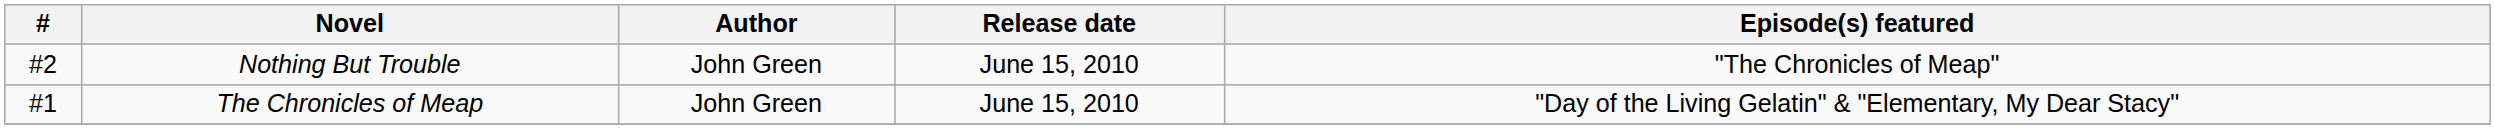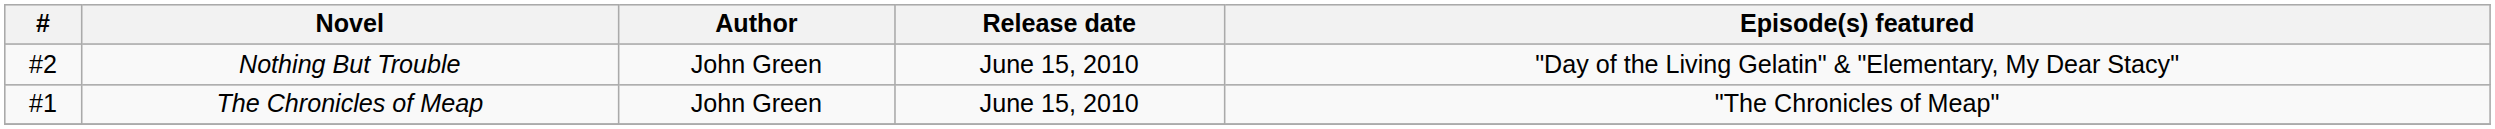(1857, 64) "The Chronicles of Meap" -> (1857, 64) "Day of the Living Gelatin" & "Elementary, My Dear Stacy"
(1857, 104) "Day of the Living Gelatin" & "Elementary, My Dear Stacy" -> (1857, 104) "The Chronicles of Meap"
